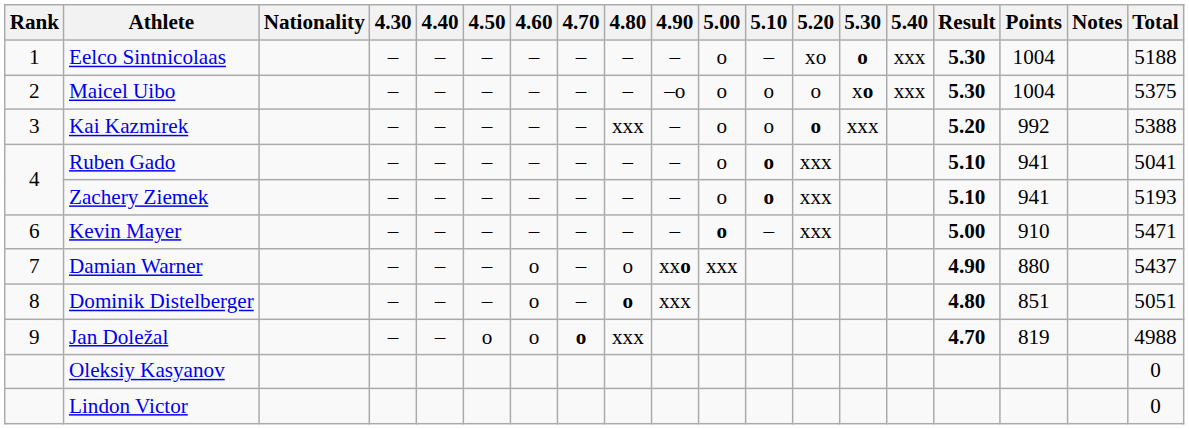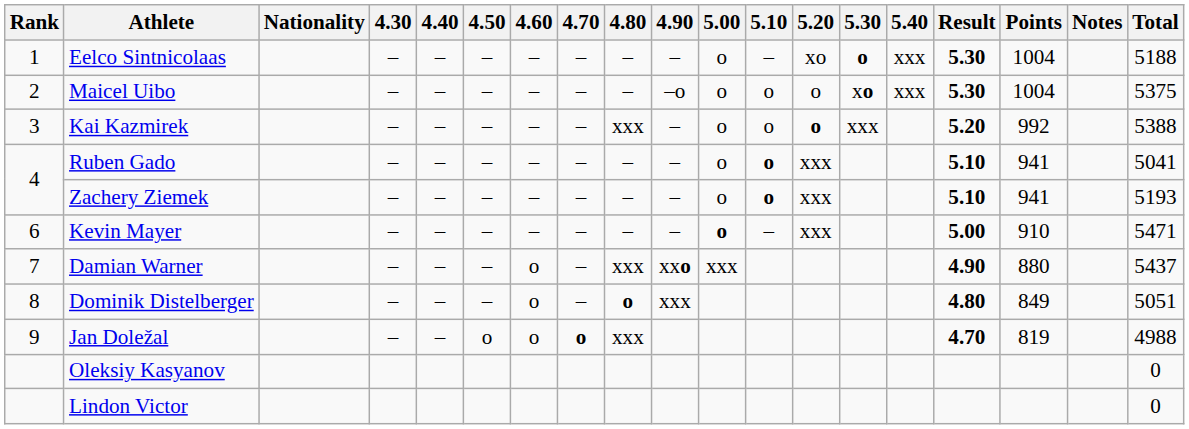(628, 266) o -> (628, 266) xxx
(1034, 301) 851 -> (1034, 301) 849
